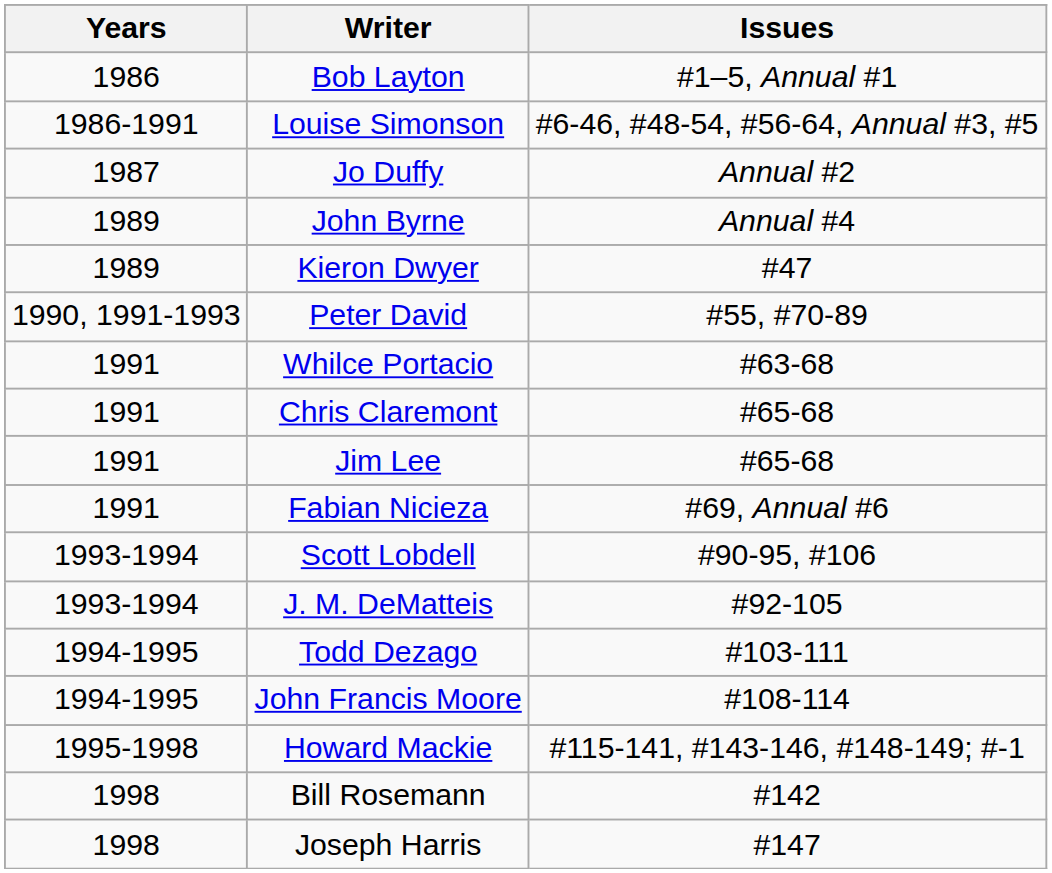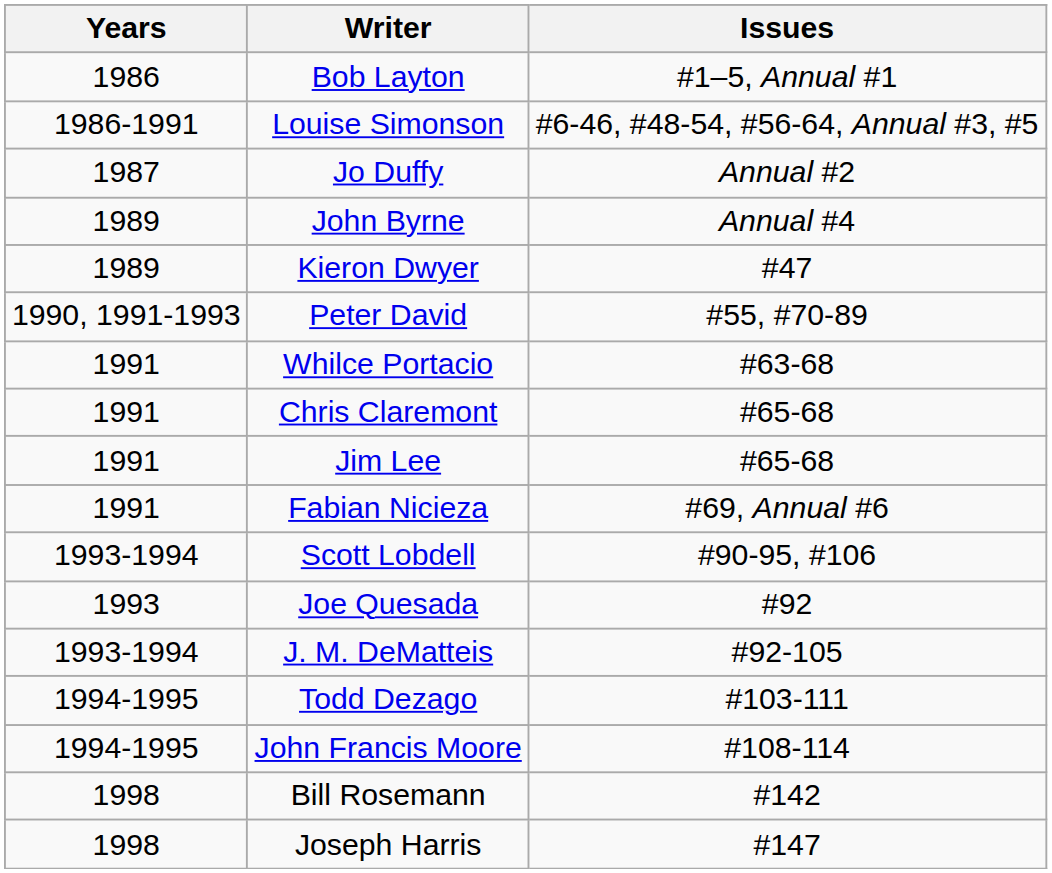+ row: (388, 603)
- row: (388, 747)
